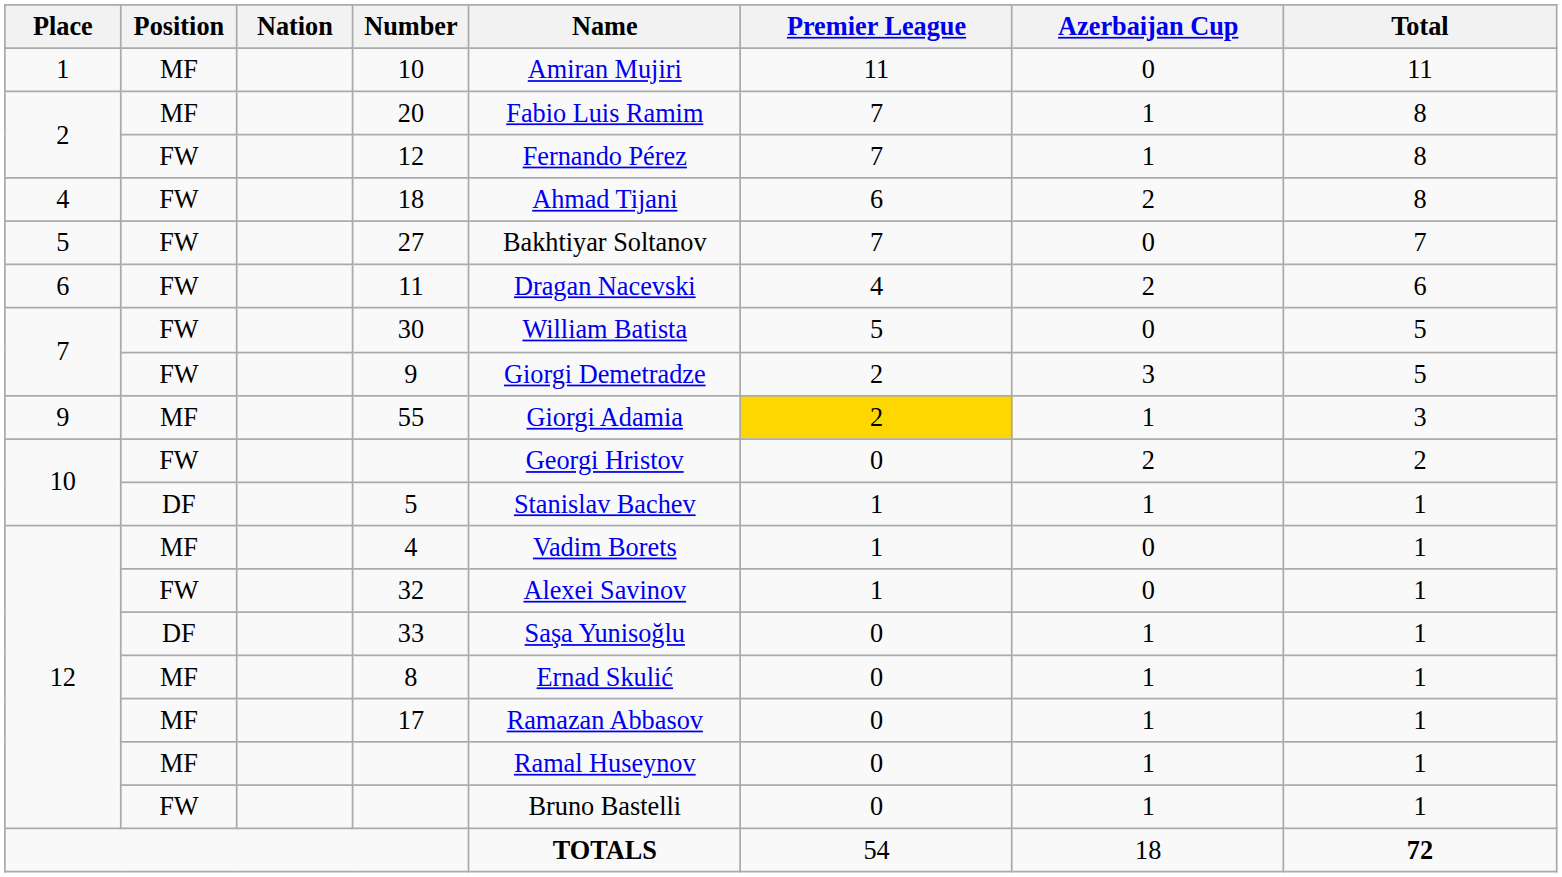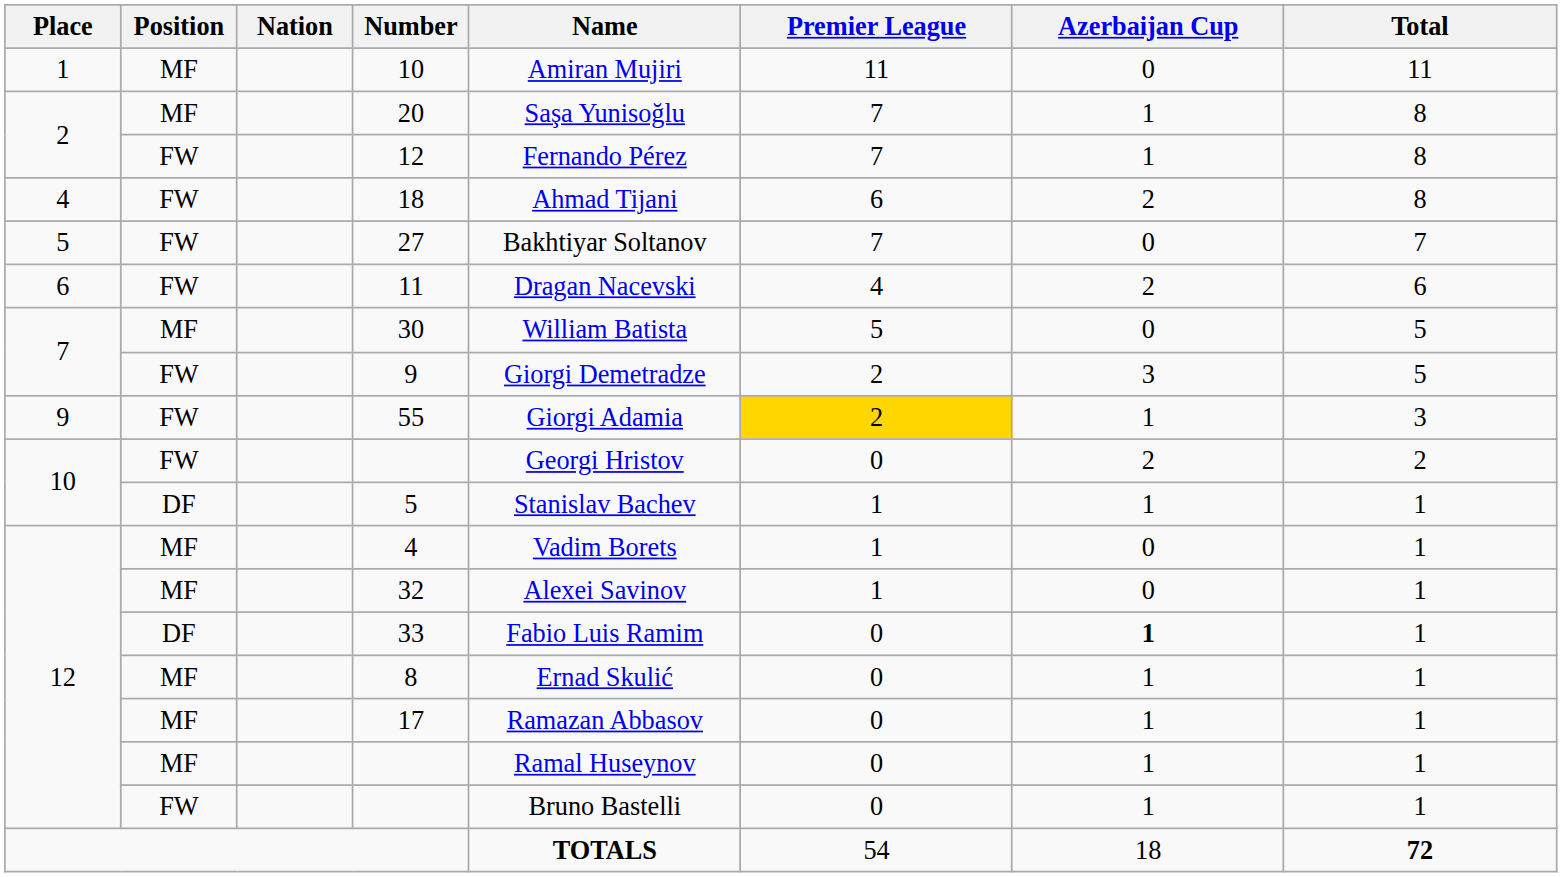(605, 113) Fabio Luis Ramim -> (605, 113) Saşa Yunisoğlu
(179, 329) FW -> (179, 329) MF
(179, 416) MF -> (179, 416) FW
(179, 590) FW -> (179, 590) MF
(605, 633) Saşa Yunisoğlu -> (605, 633) Fabio Luis Ramim
(1148, 633) normal -> (1148, 633) bold
